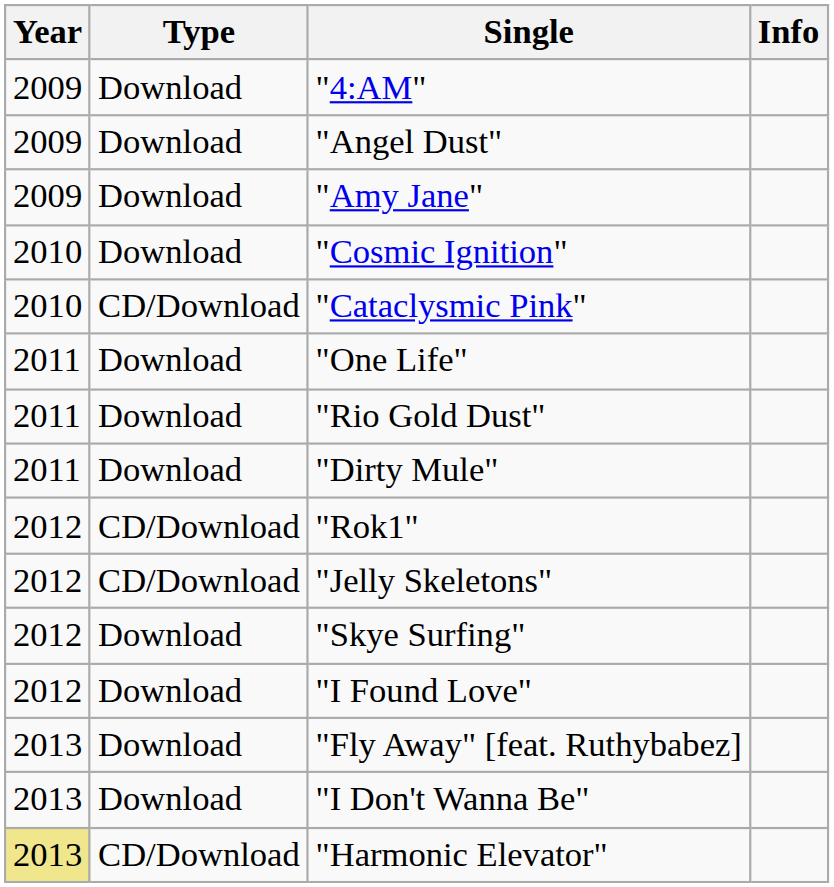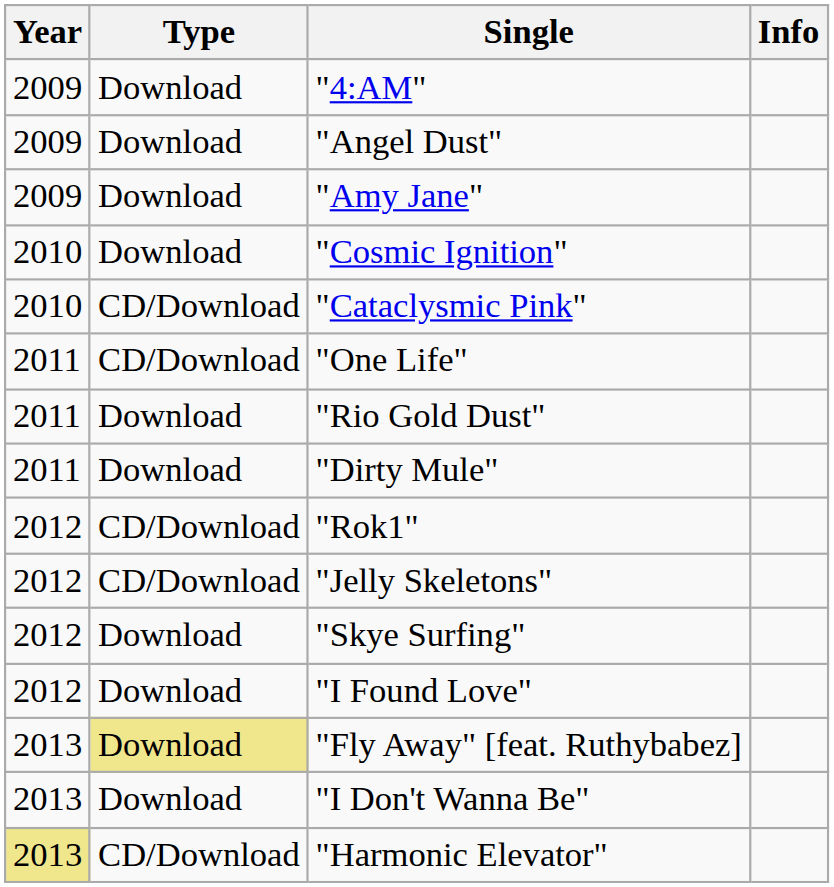(170, 360) Download -> (199, 360) CD/Download
(170, 744) no background -> (170, 744) khaki background
